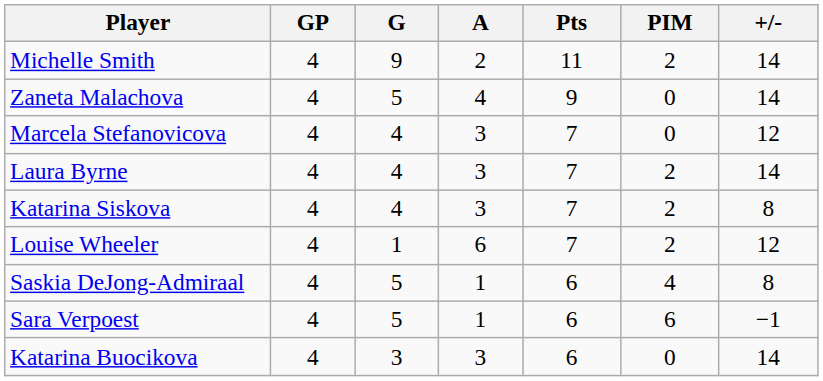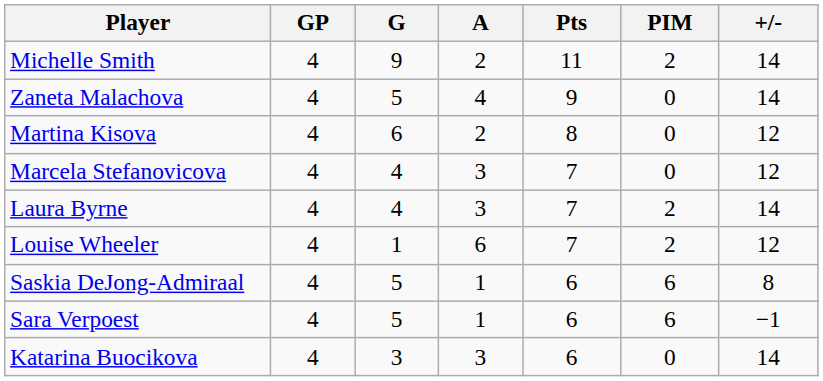+ row: (83, 134)
- row: (90, 208)
(670, 282) 4 -> (670, 282) 6
